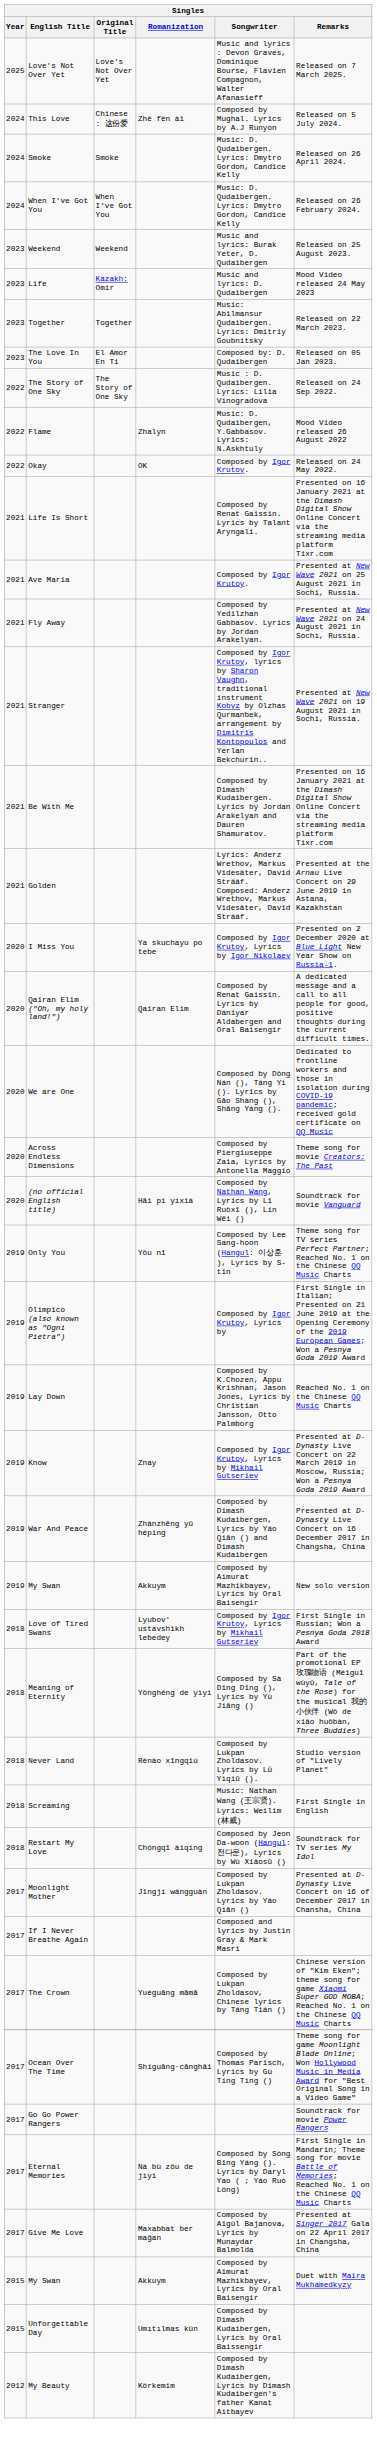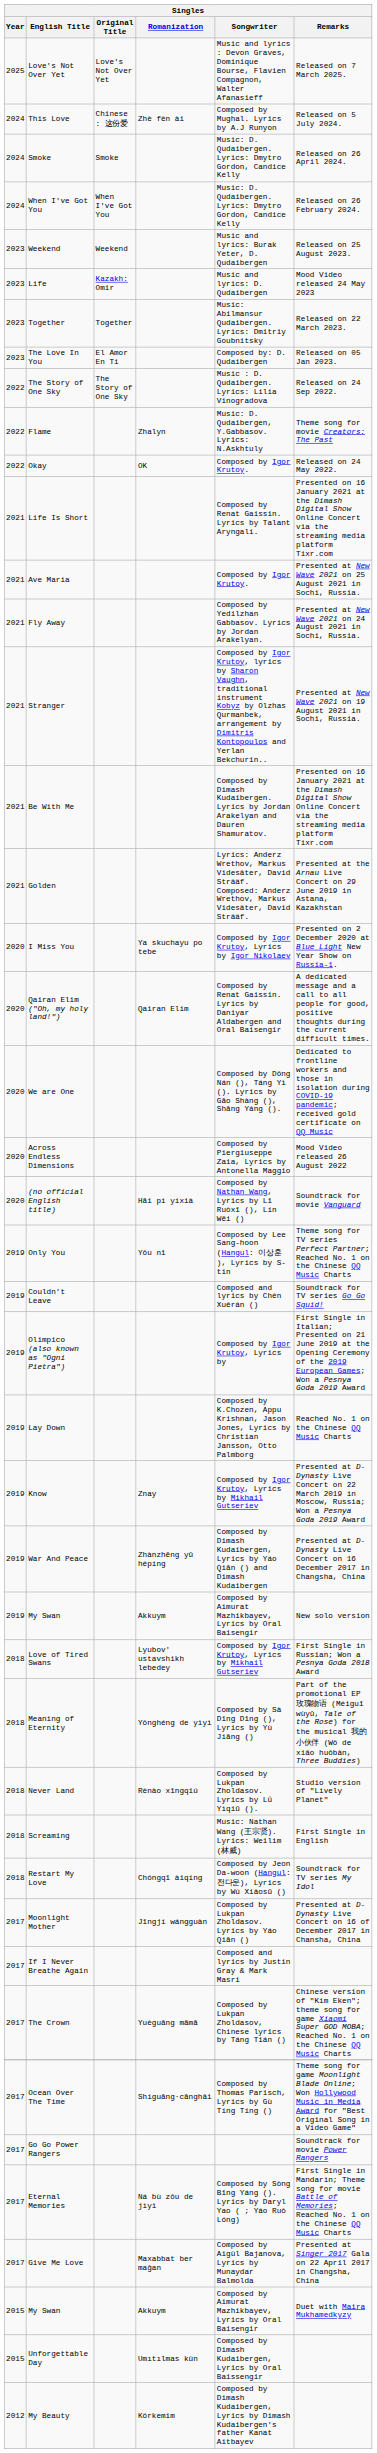(321, 431) Mood Video released 26 August 2022 -> (331, 431) Theme song for movie Creators: The Past
(331, 1157) Theme song for movie Creators: The Past -> (321, 1157) Mood Video released 26 August 2022
+ row: (15, 1297)
